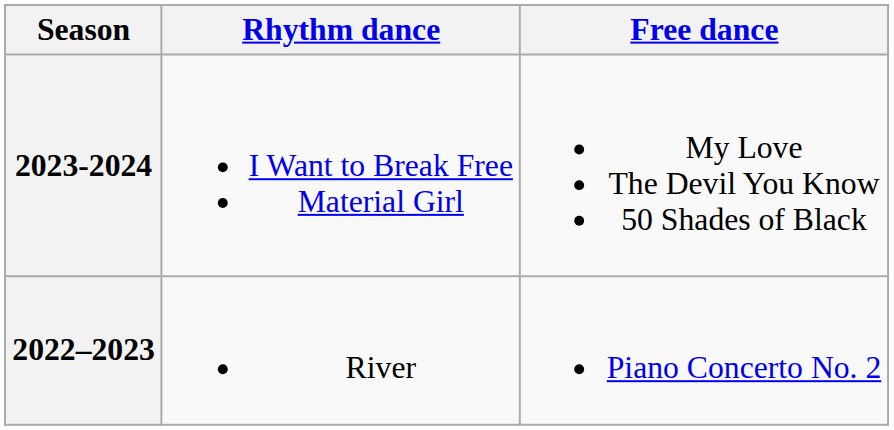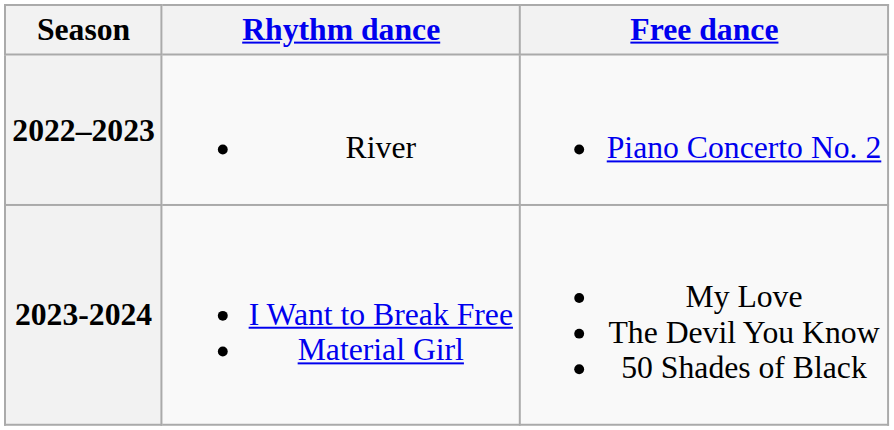rows swapped: (84, 165) <-> (84, 349)
